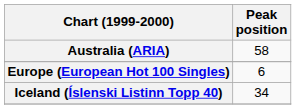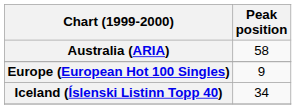(262, 72) 6 -> (262, 72) 9
